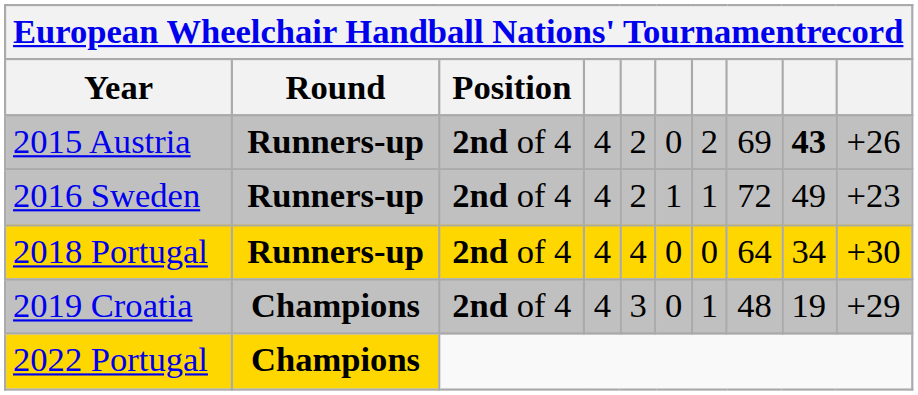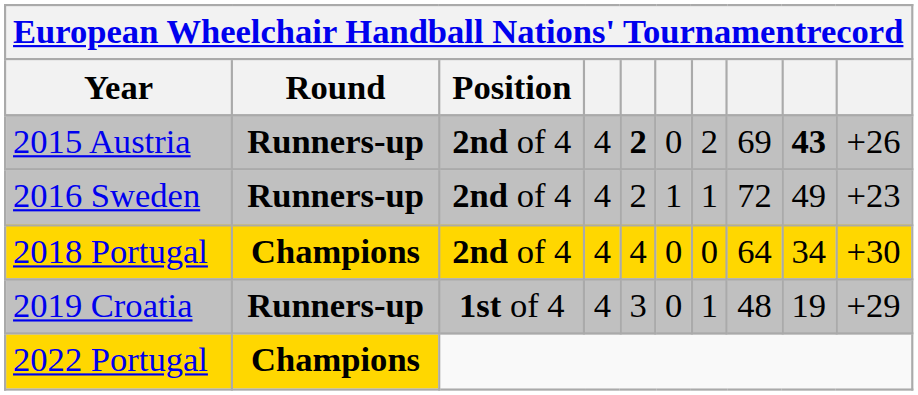(638, 141) normal -> (638, 141) bold
(336, 251) Runners-up -> (336, 251) Champions
(336, 305) Champions -> (336, 305) Runners-up
(512, 305) 2nd of 4 -> (512, 305) 1st of 4
